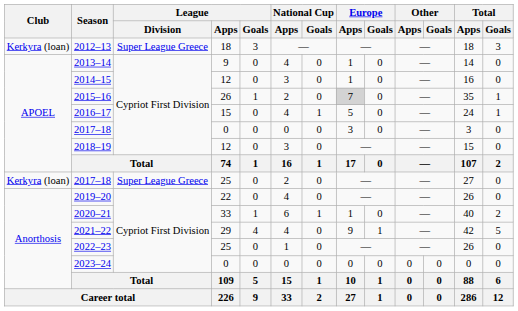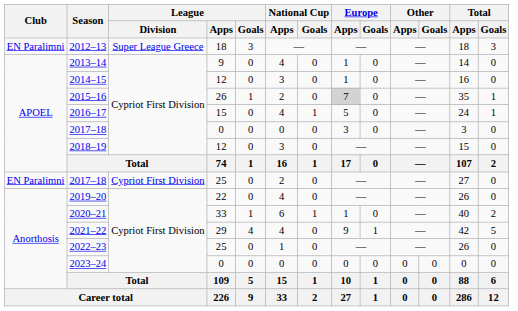(38, 46) Kerkyra (loan) -> (36, 46) EN Paralimni
(38, 180) Kerkyra (loan) -> (36, 180) EN Paralimni
(163, 180) Super League Greece -> (158, 180) Cypriot First Division
